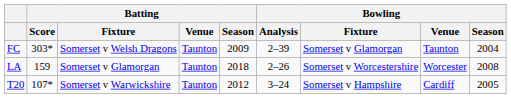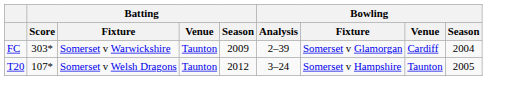(118, 49) Somerset v Welsh Dragons -> (115, 49) Somerset v Warwickshire
(441, 49) Taunton -> (423, 49) Cardiff
- row: (14, 67)
(115, 85) Somerset v Warwickshire -> (118, 67) Somerset v Welsh Dragons
(439, 85) Cardiff -> (425, 67) Taunton
